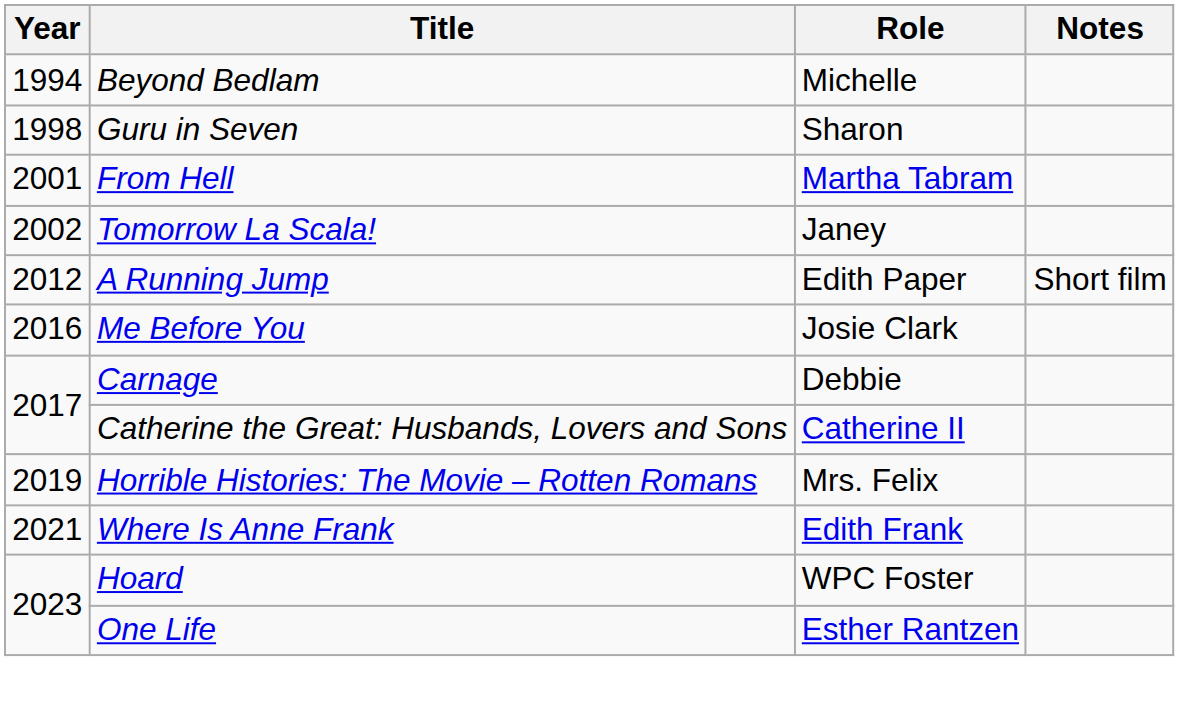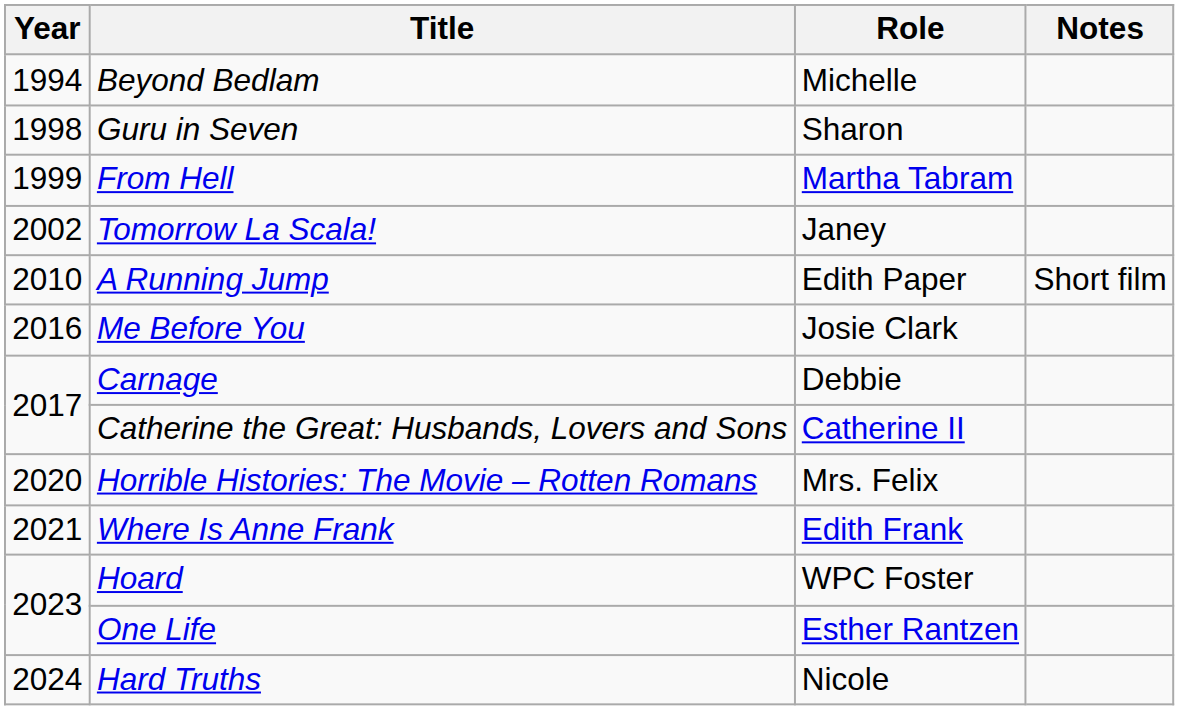(47, 179) 2001 -> (47, 179) 1999
(47, 279) 2012 -> (47, 279) 2010
(47, 479) 2019 -> (47, 479) 2020
+ row: (179, 679)
